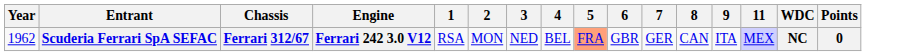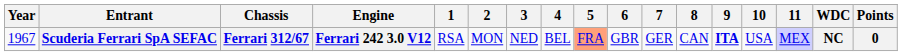+ column: (759, 16)
(22, 39) 1962 -> (22, 39) 1967
(726, 39) normal -> (727, 39) bold
